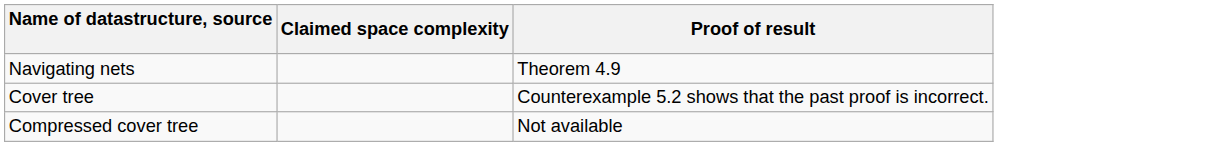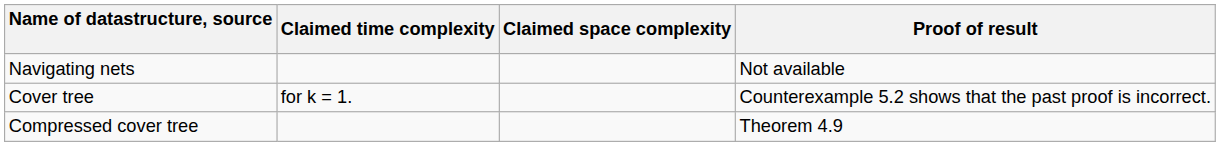+ column: (388, 29)
(569, 68) Theorem 4.9 -> (792, 68) Not available
(570, 126) Not available -> (791, 126) Theorem 4.9
